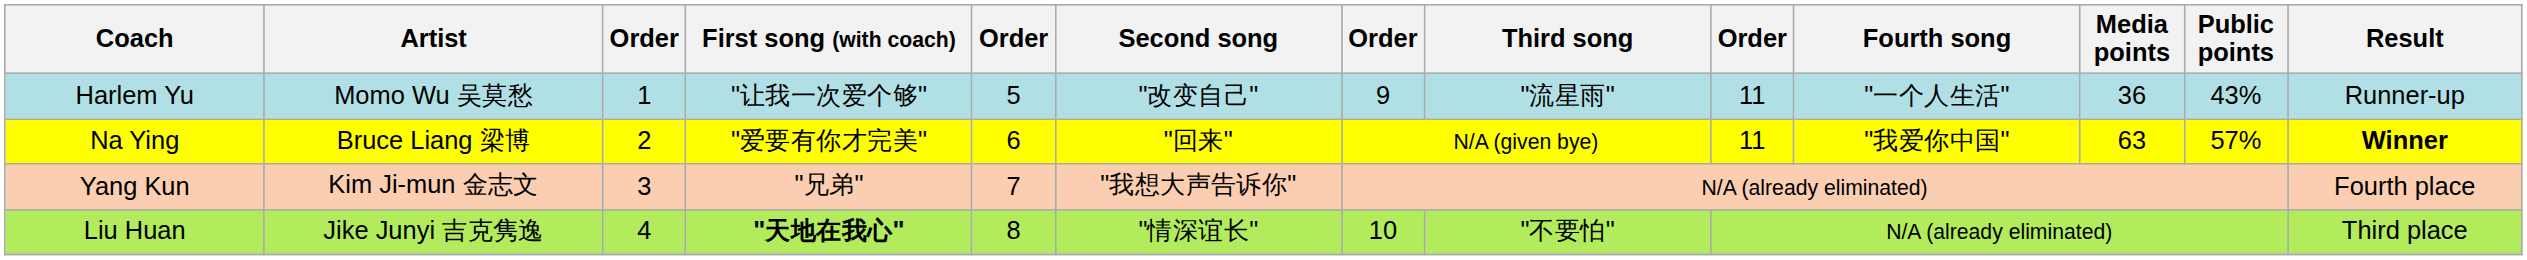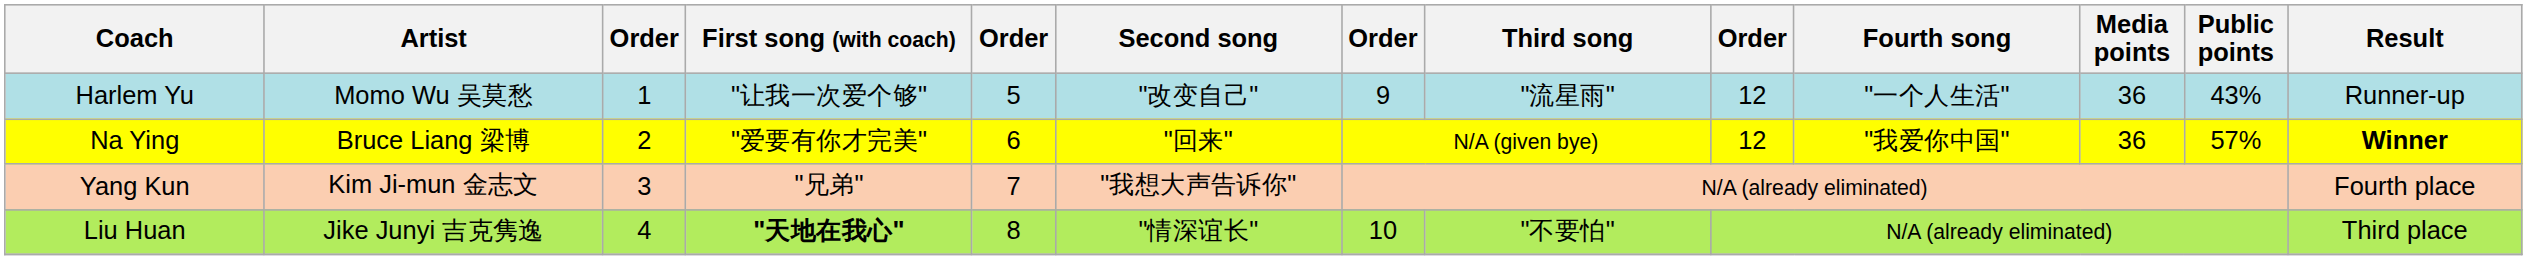(1752, 96) 11 -> (1752, 96) 12
(1752, 141) 11 -> (1752, 141) 12
(2132, 141) 63 -> (2132, 141) 36
